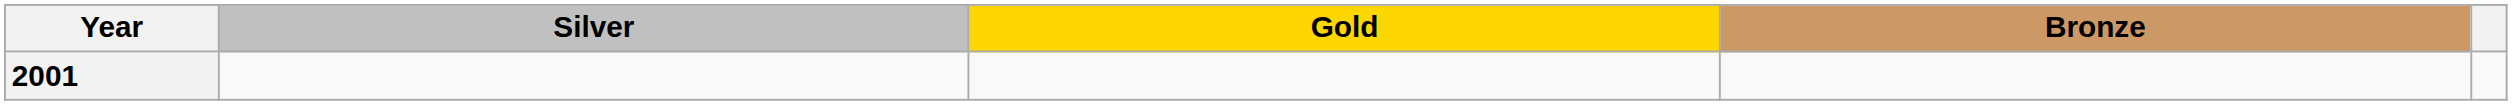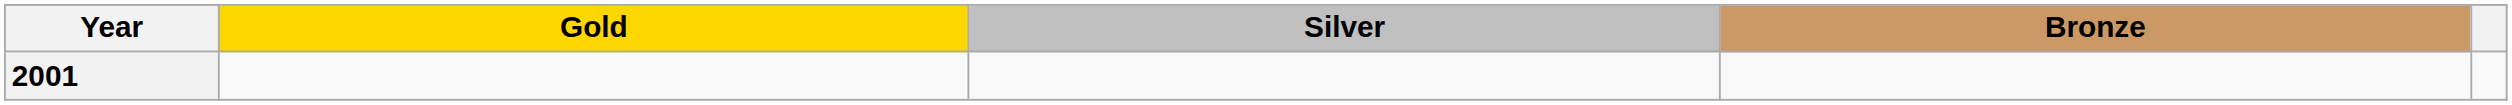columns swapped: (1345, 28) <-> (594, 28)
